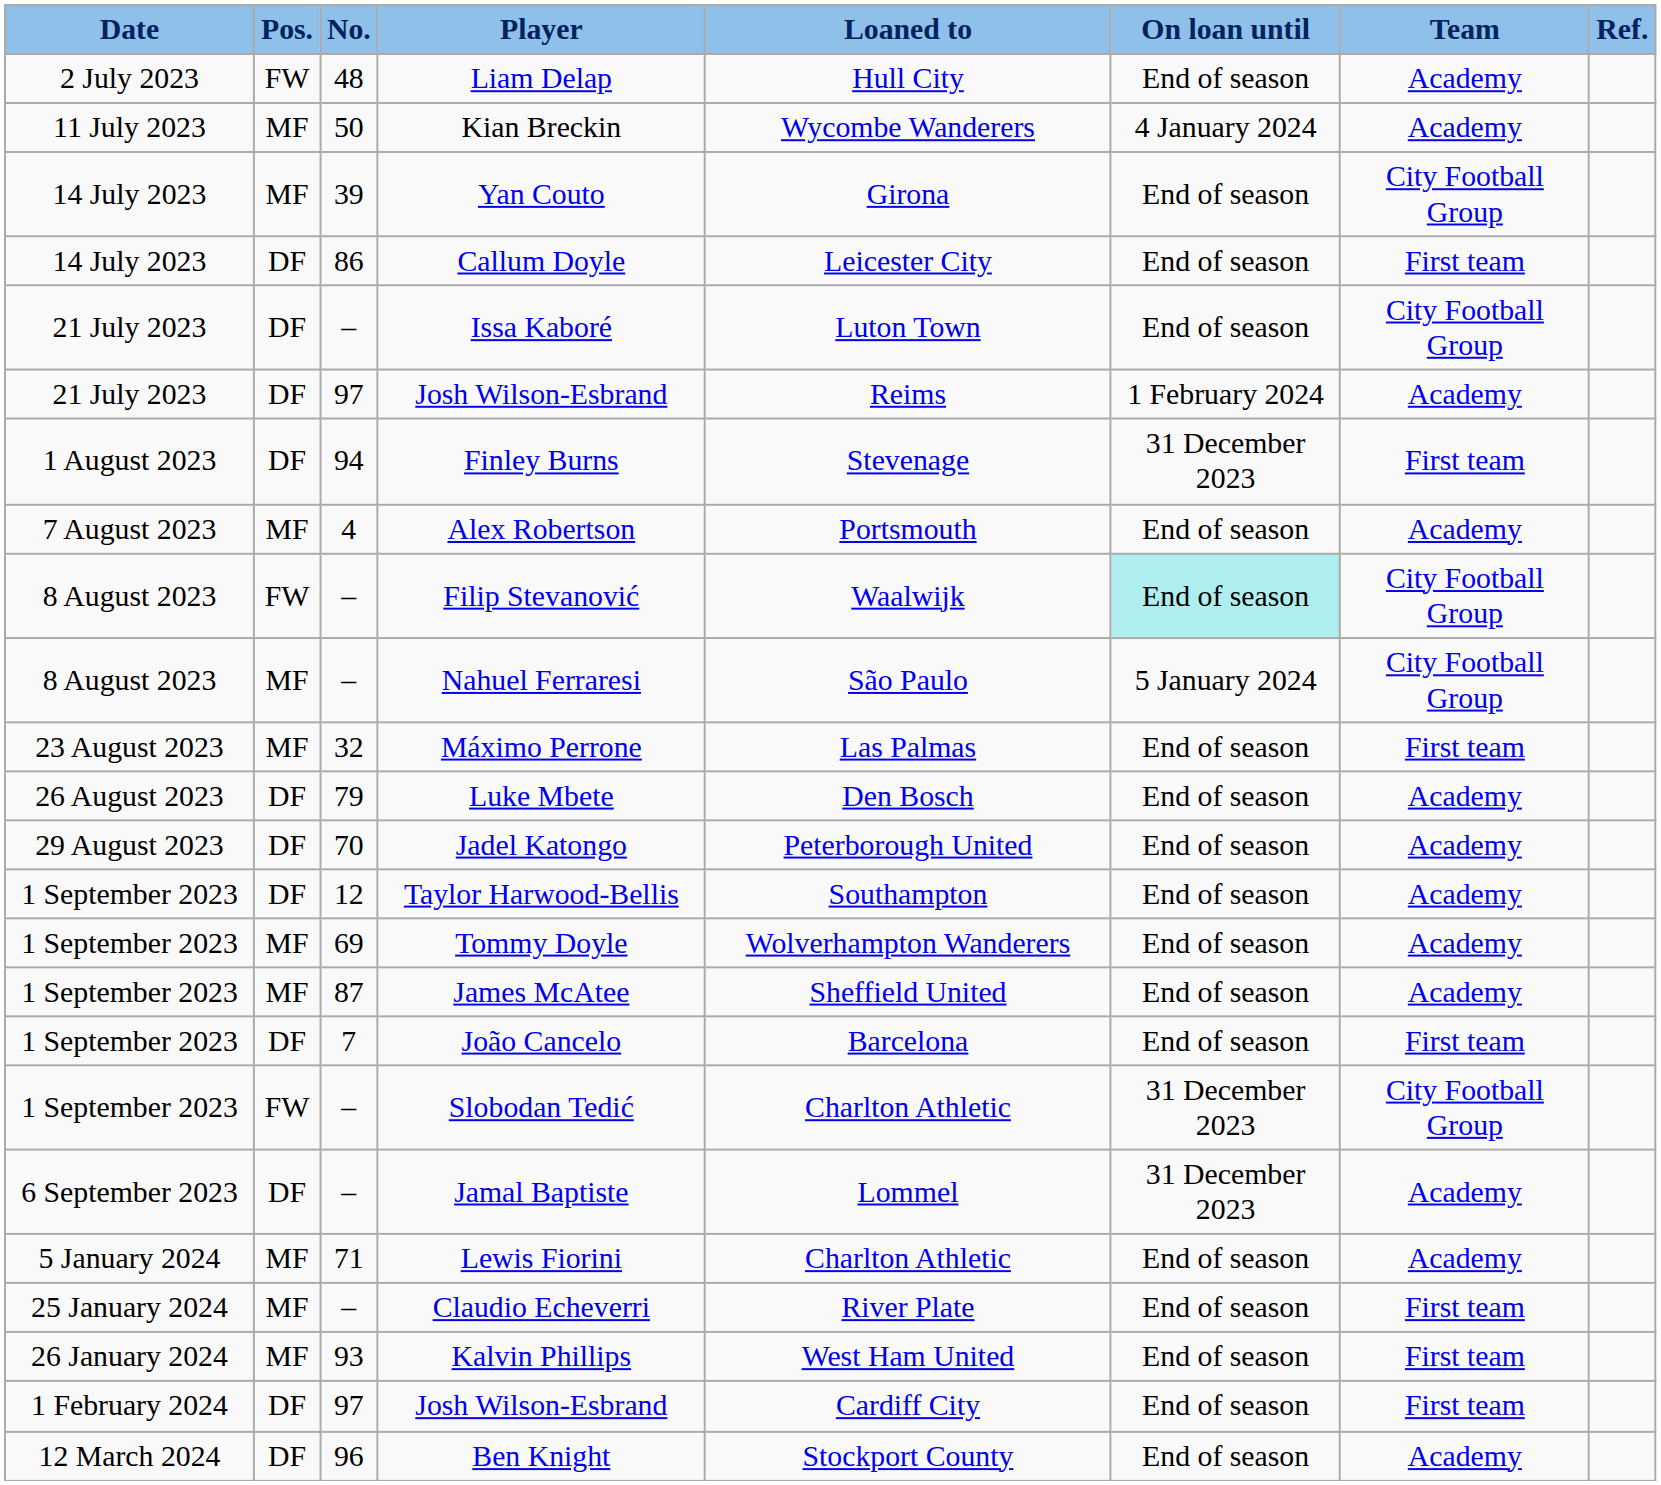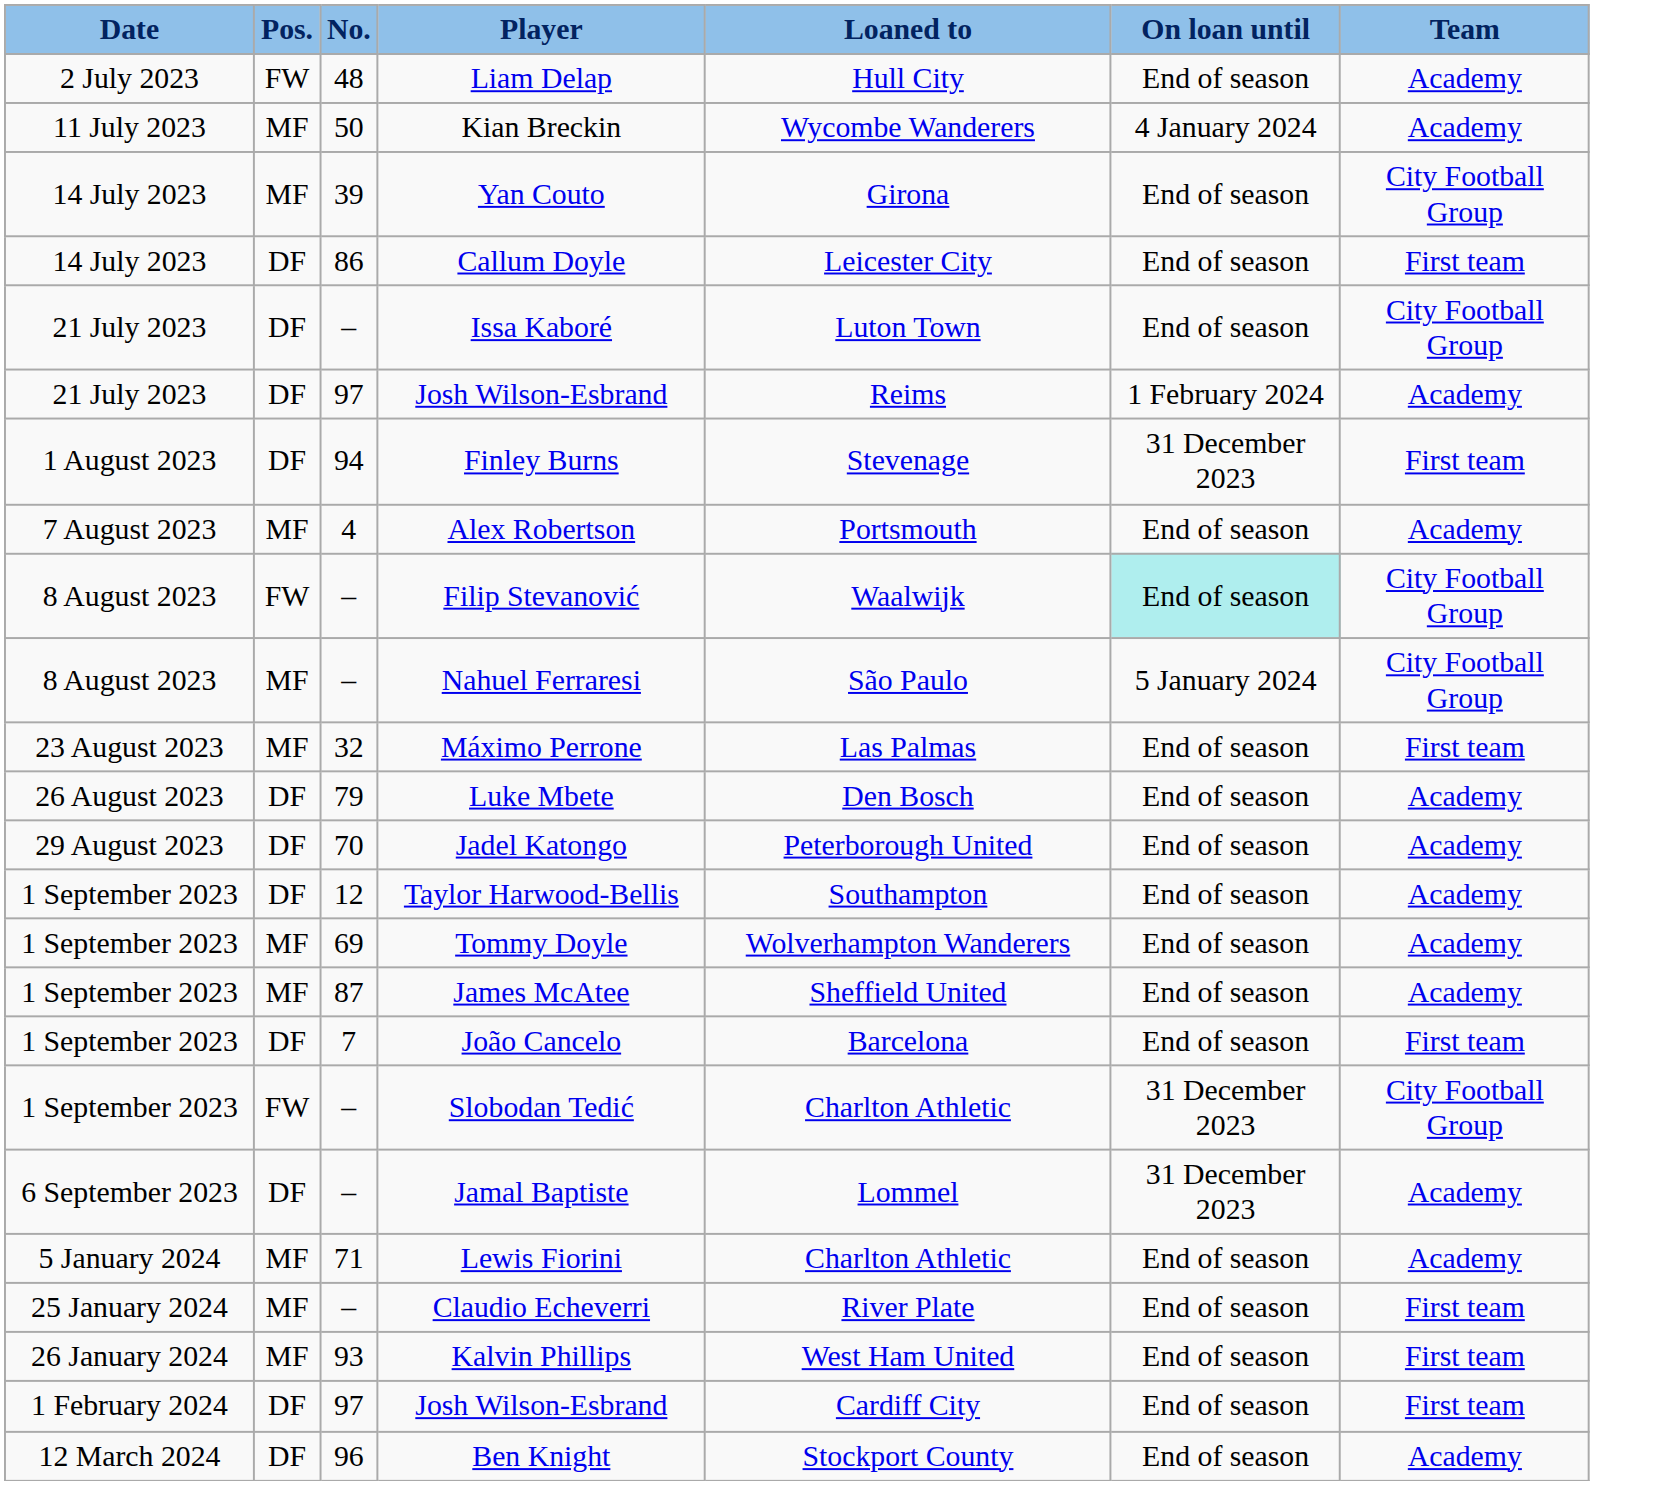- column: (1622, 29)
